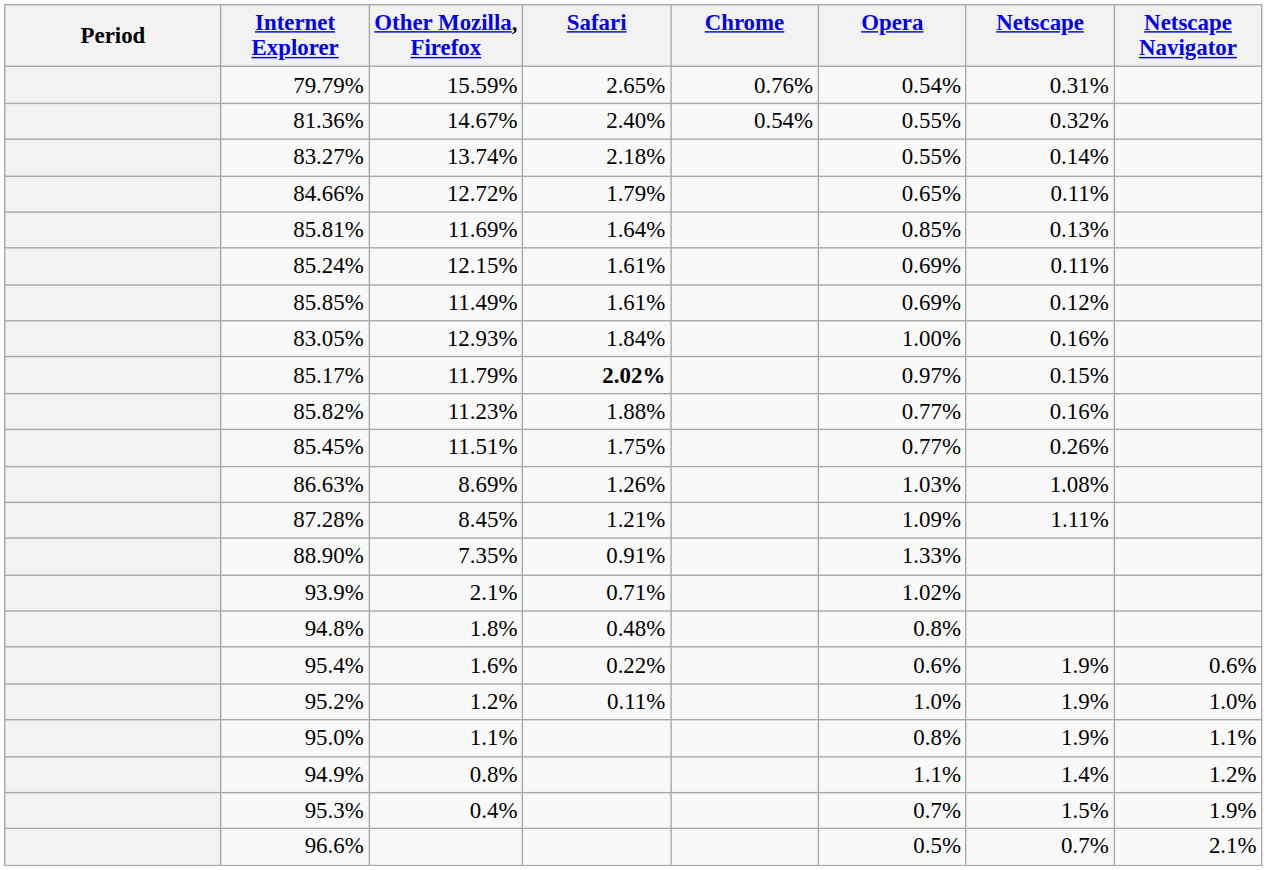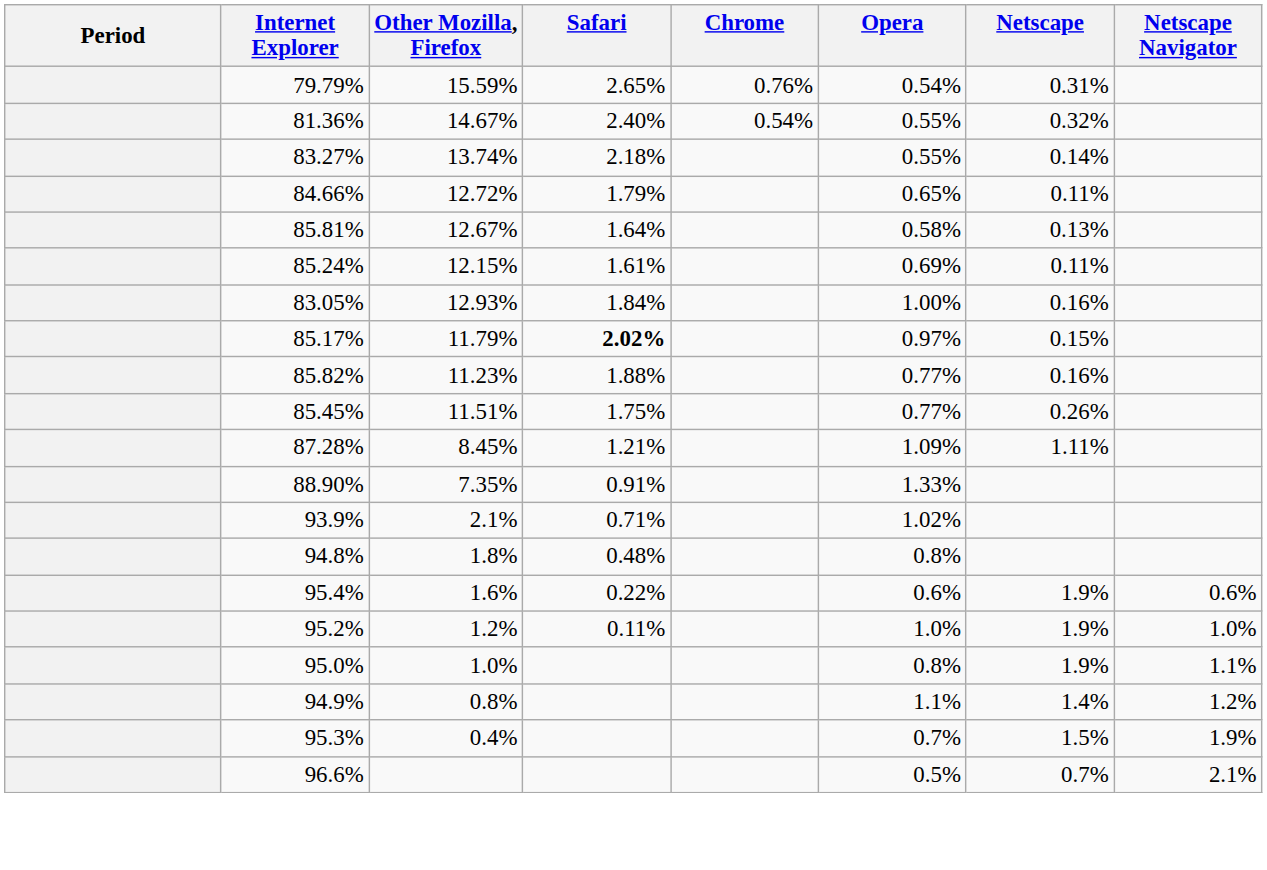(483, 229) 11.69% -> (482, 229) 12.67%
(931, 229) 0.85% -> (931, 229) 0.58%
- row: (328, 302)
- row: (328, 483)
(494, 737) 1.1% -> (494, 665) 1.0%
